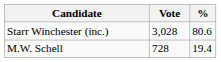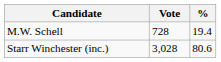rows swapped: (58, 31) <-> (35, 48)
